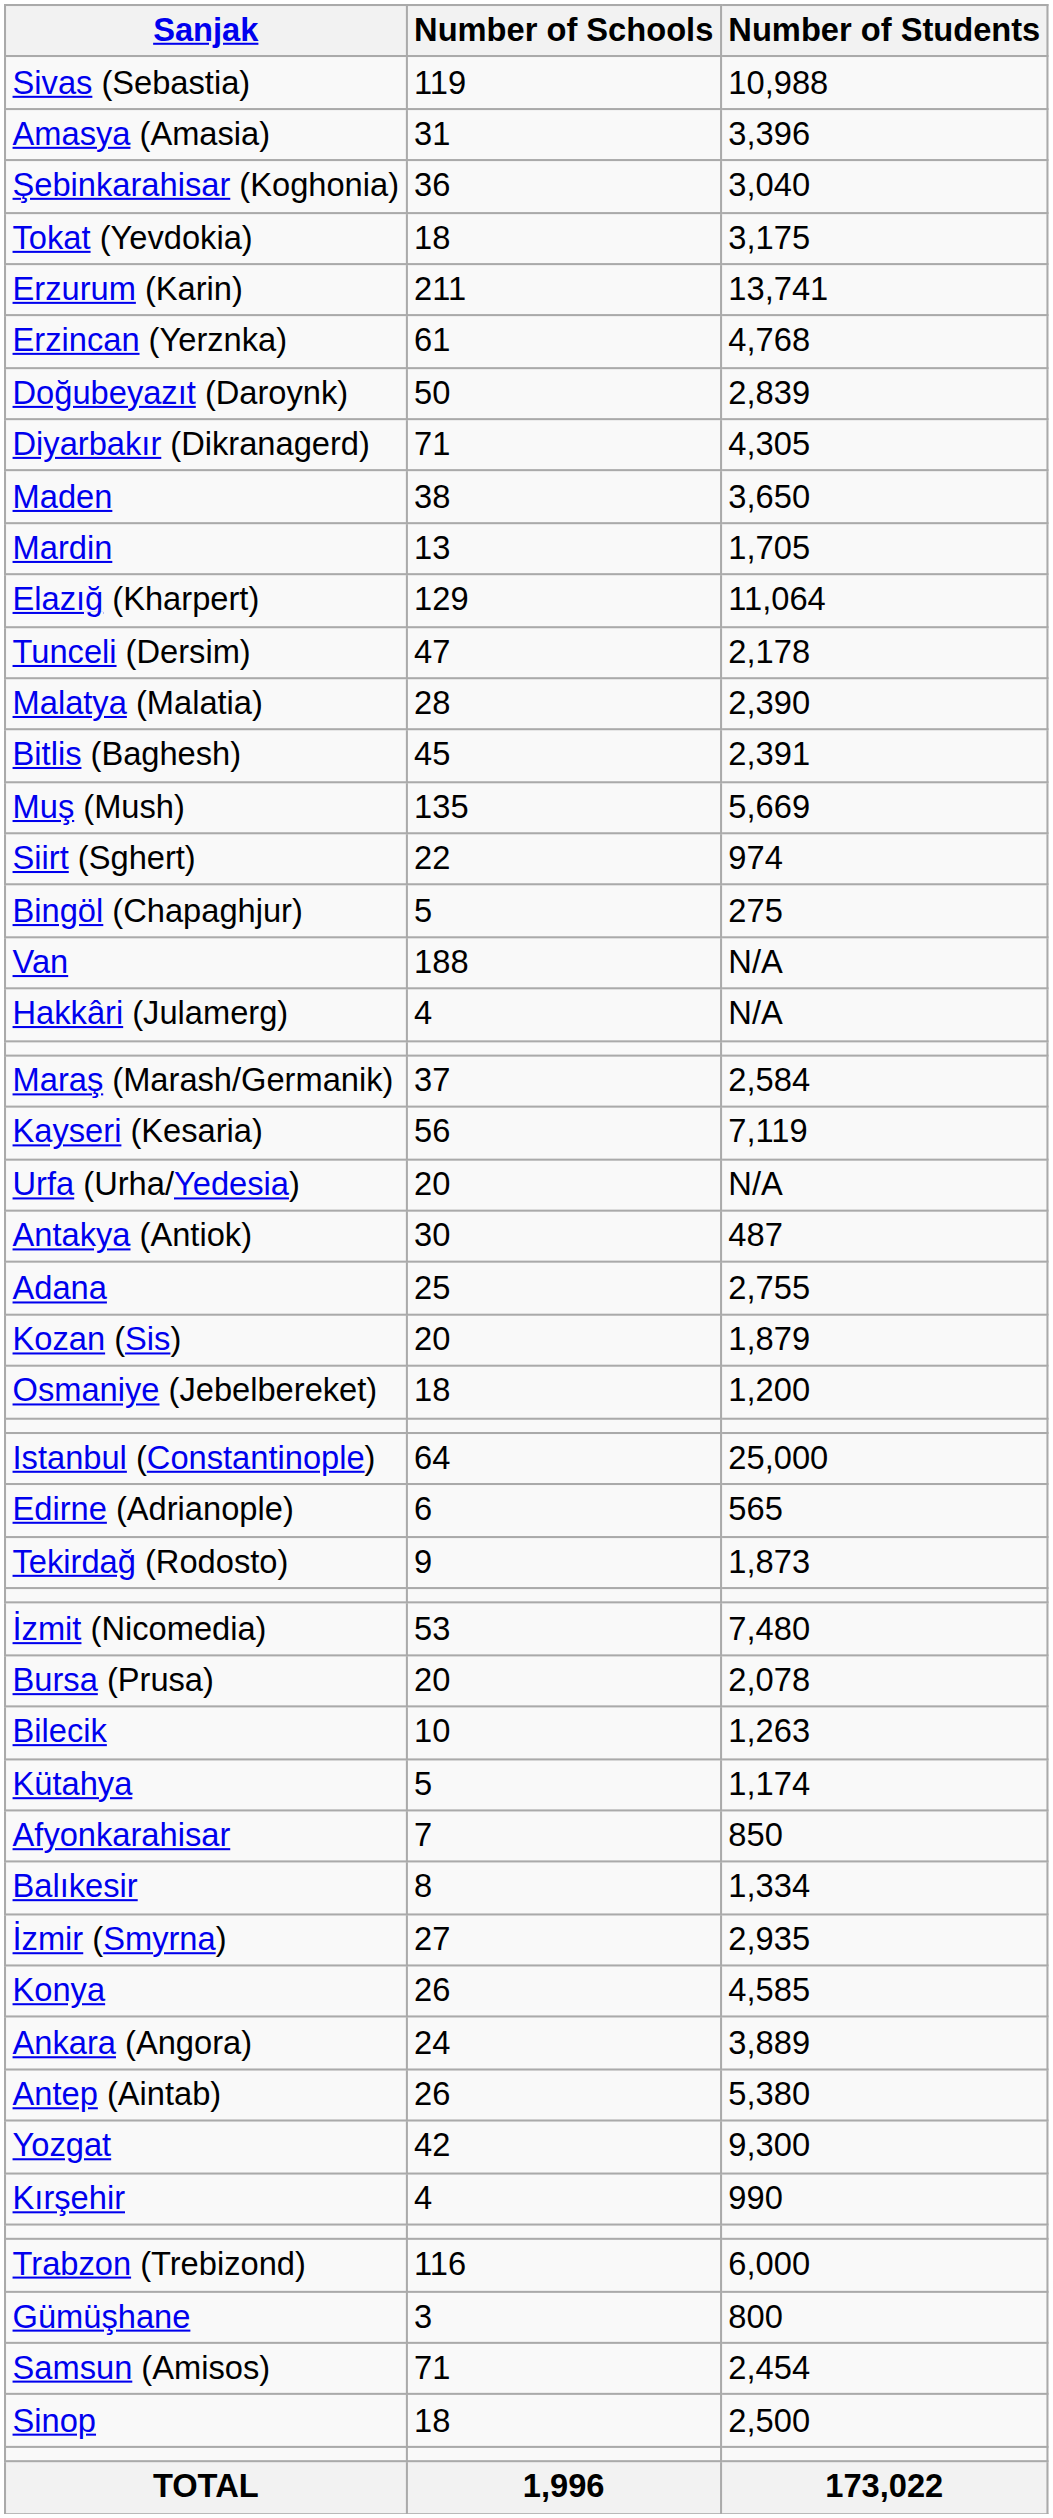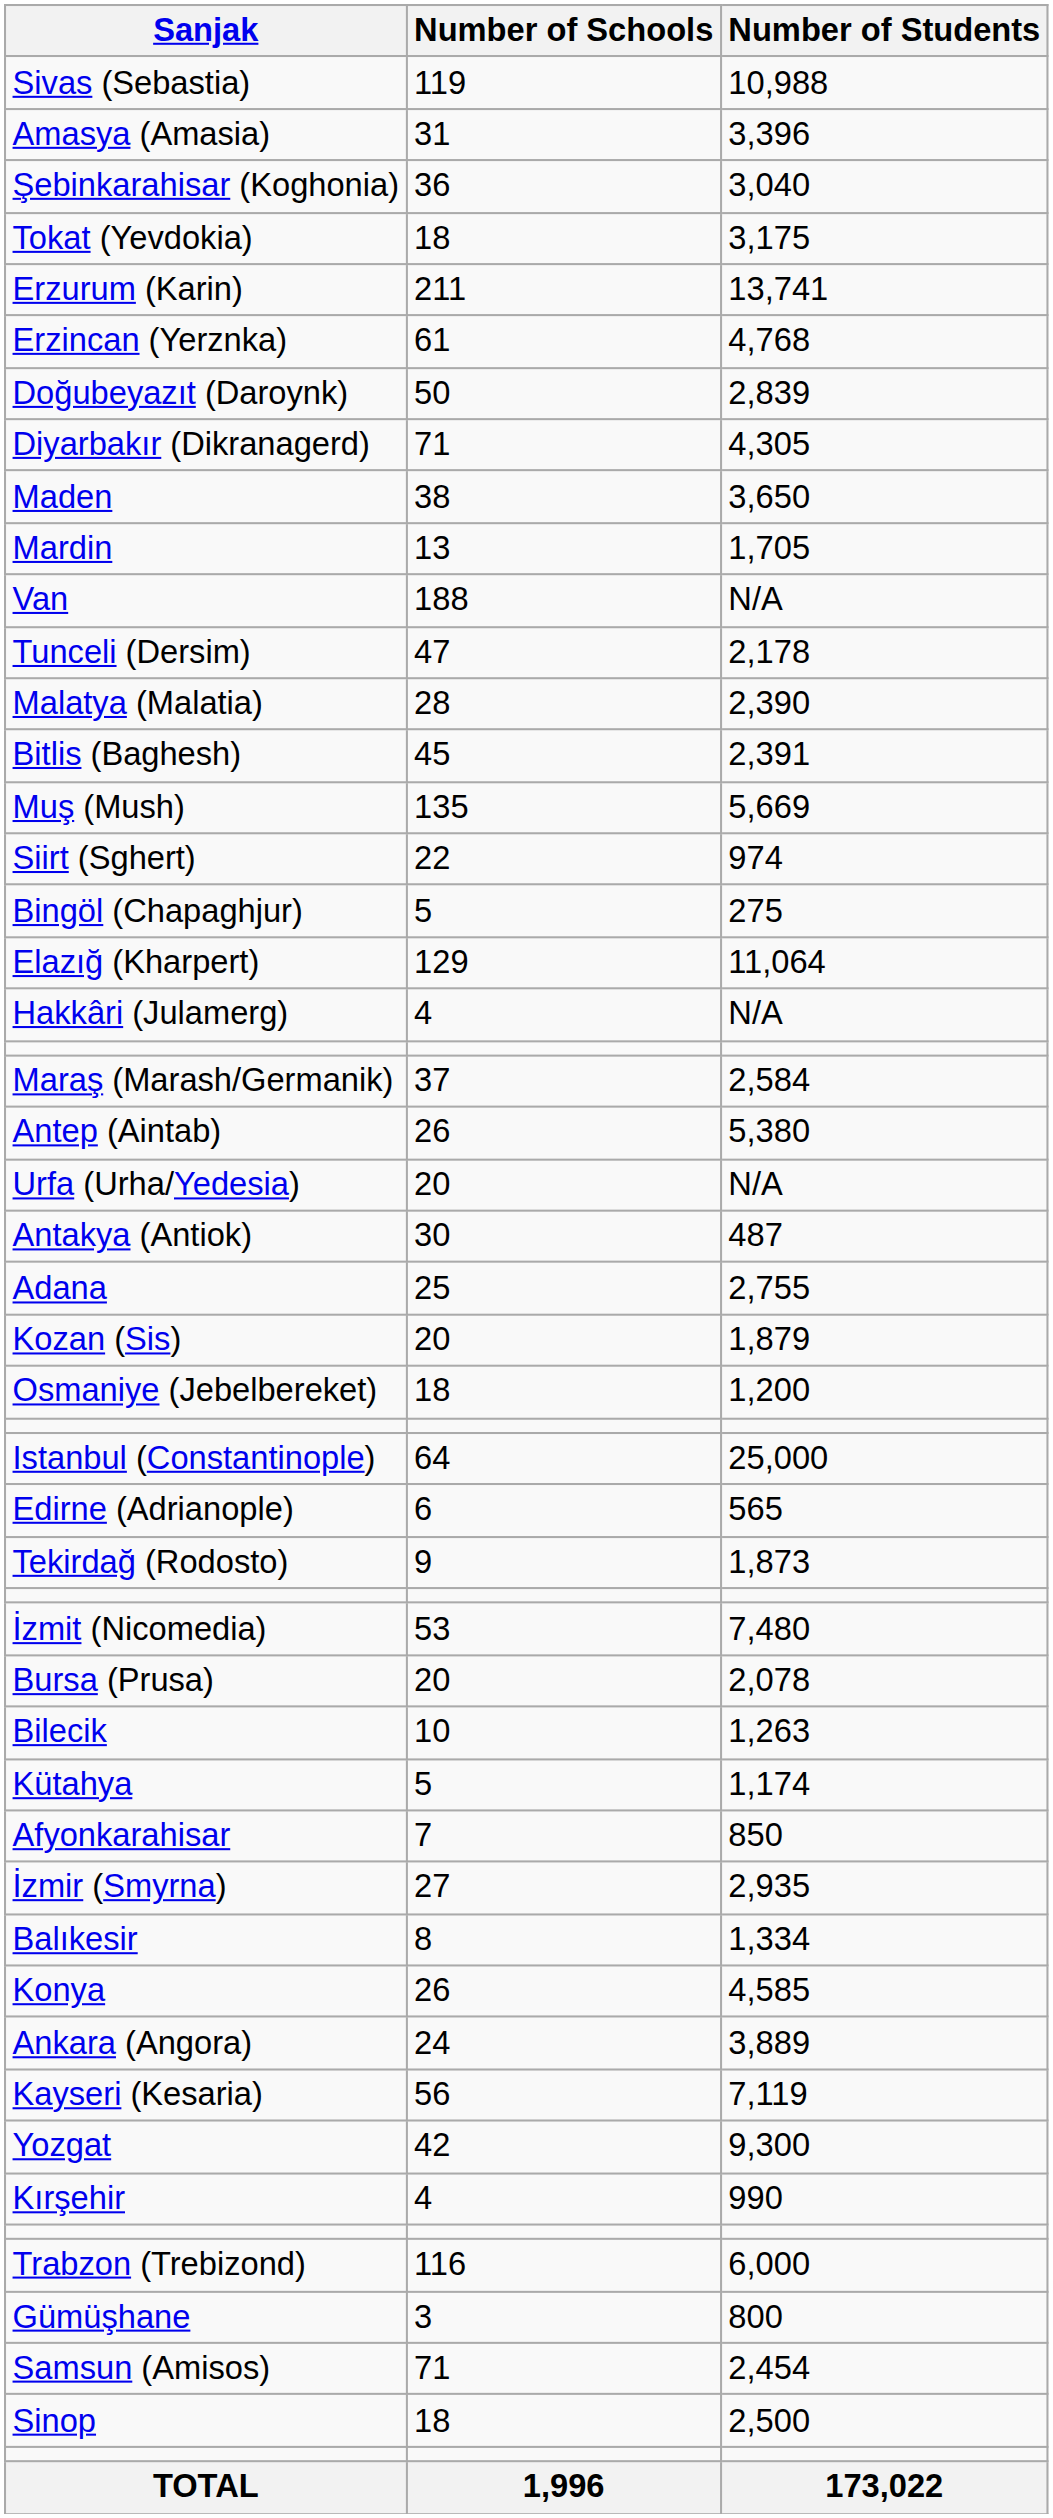rows swapped: (136, 599) <-> (40, 962)
rows swapped: (117, 2094) <-> (138, 1132)
rows swapped: (75, 1887) <-> (120, 1939)
